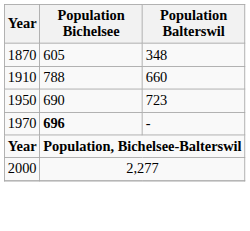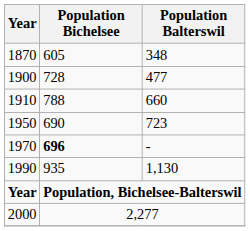+ row: (22, 77)
+ row: (22, 169)
